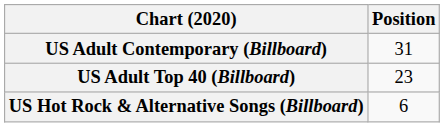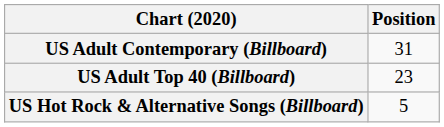(404, 106) 6 -> (404, 106) 5
